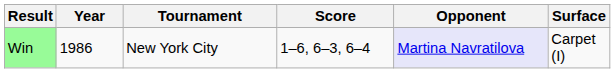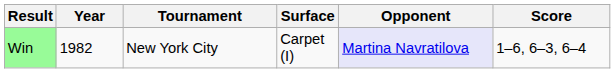columns swapped: (579, 16) <-> (335, 16)
(76, 47) 1986 -> (76, 47) 1982
